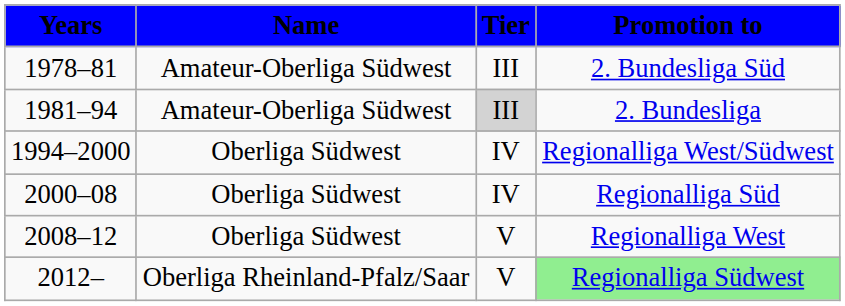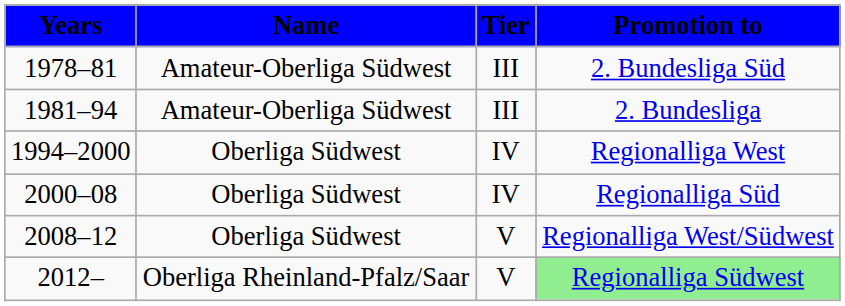(506, 109) lightgrey background -> (506, 109) no background
(688, 151) Regionalliga West/Südwest -> (688, 151) Regionalliga West
(688, 236) Regionalliga West -> (688, 236) Regionalliga West/Südwest
